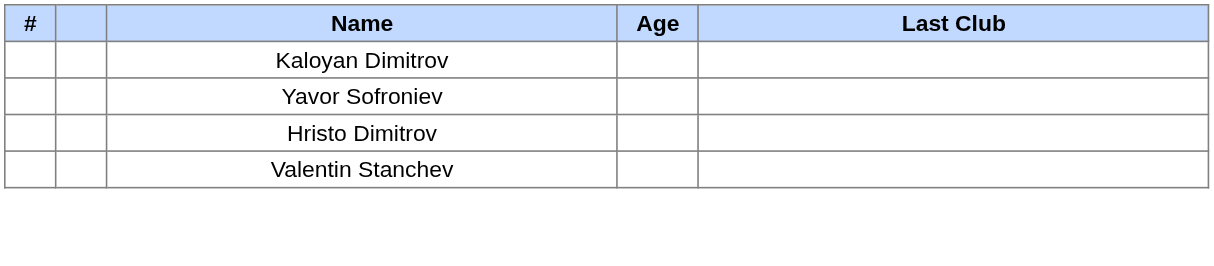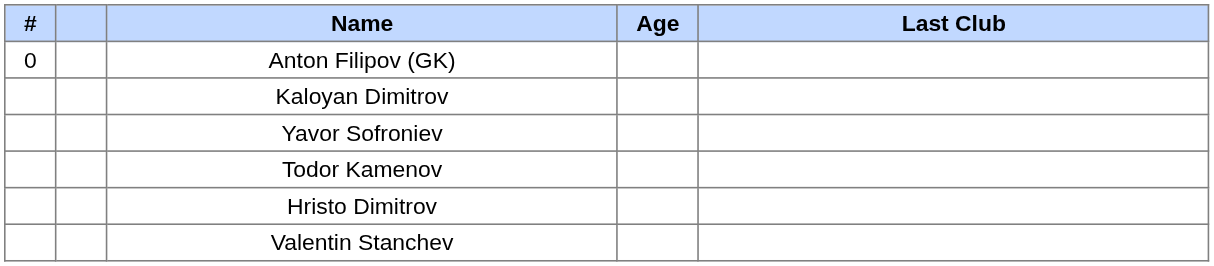+ row: (362, 60)
+ row: (362, 169)
